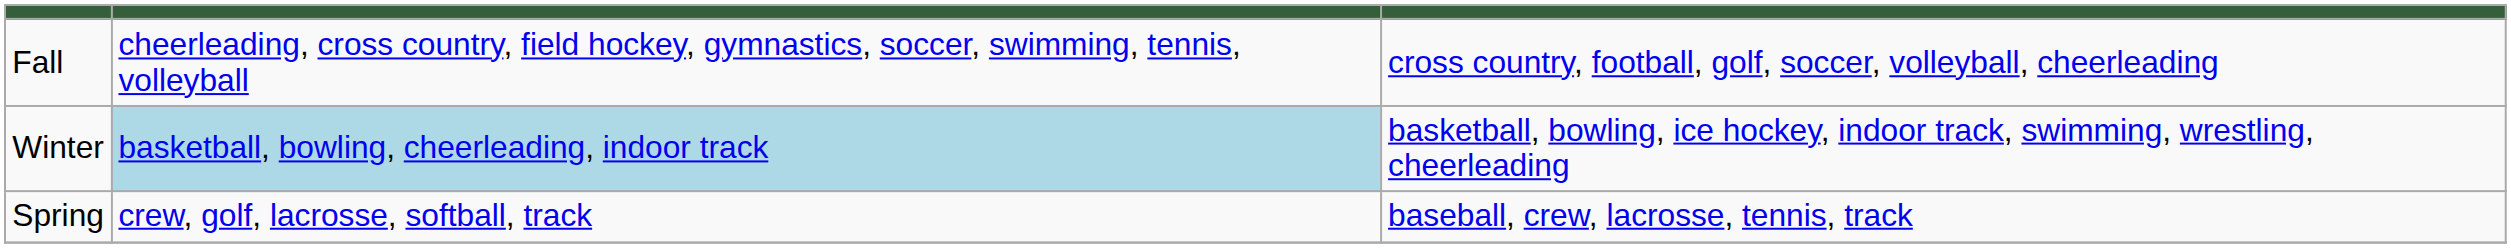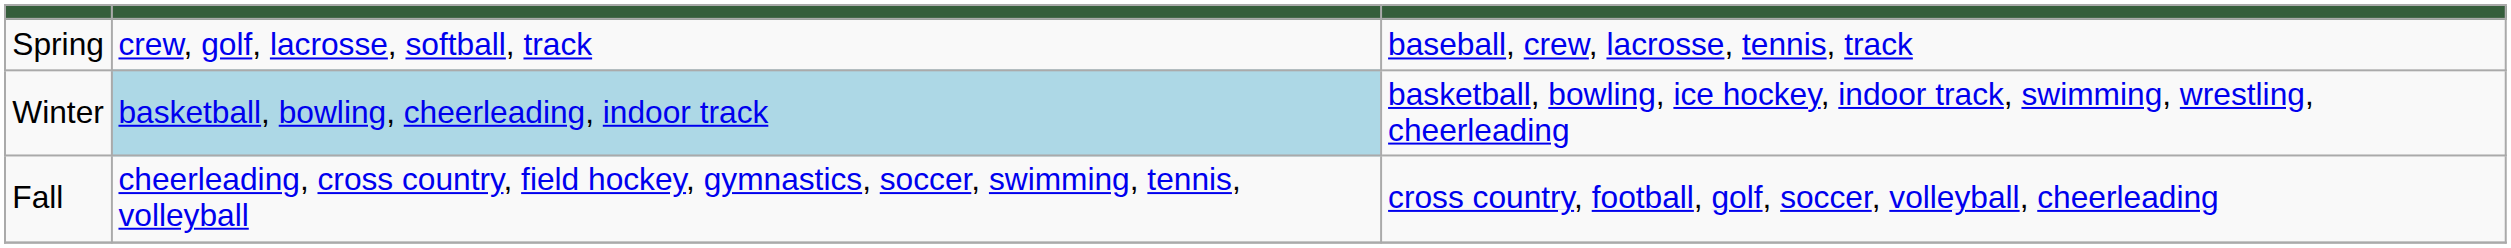rows swapped: (38, 62) <-> (58, 215)
